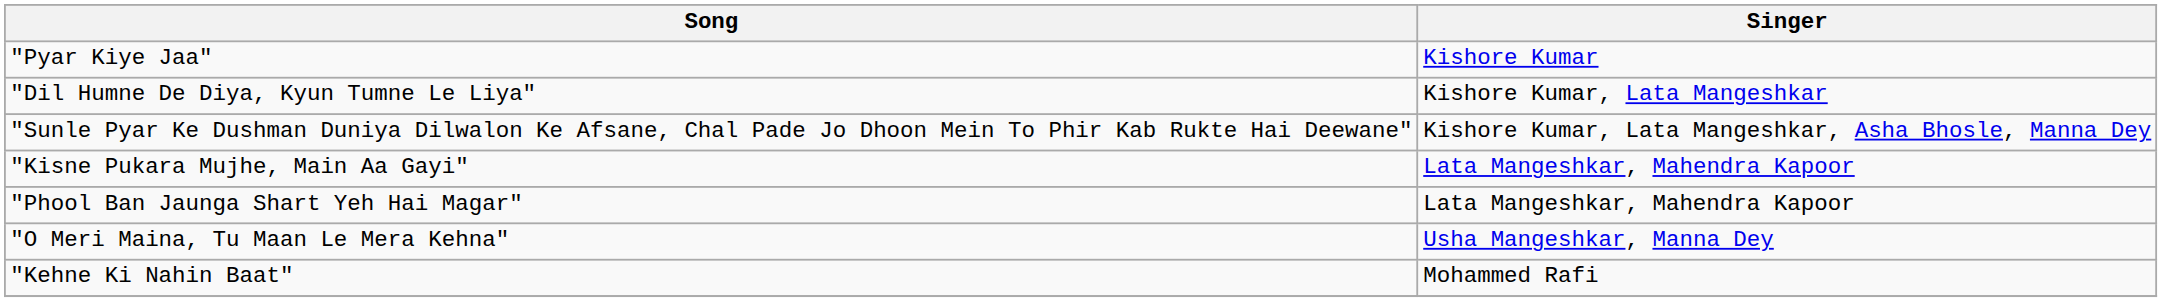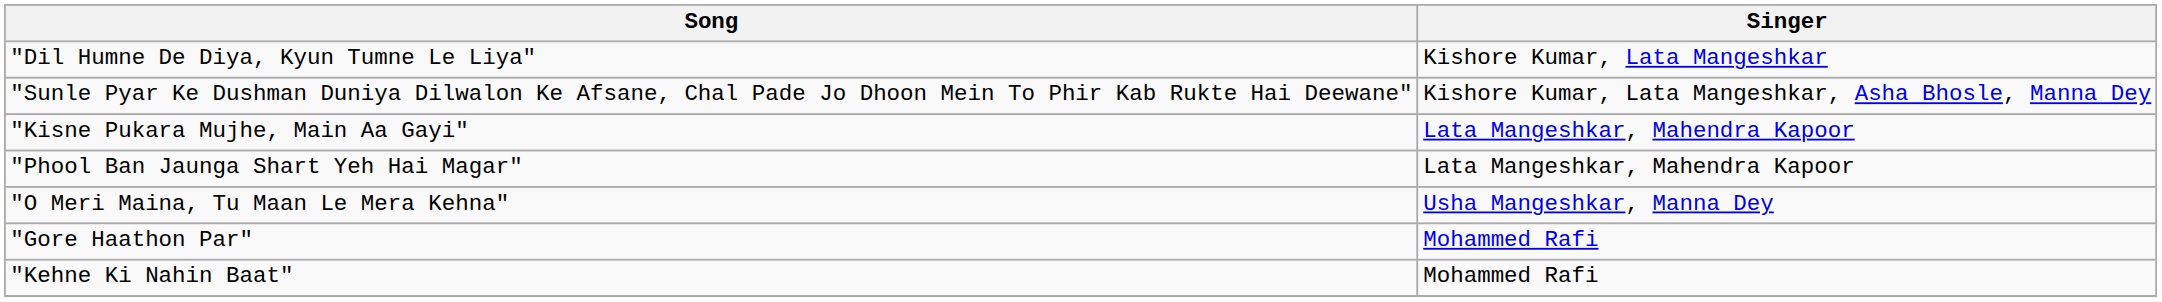- row: (111, 60)
+ row: (132, 241)
